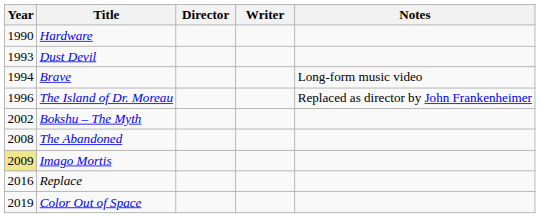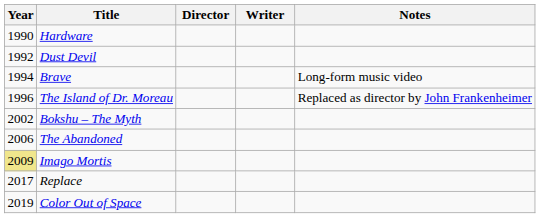(21, 56) 1993 -> (21, 56) 1992
(21, 139) 2008 -> (21, 139) 2006
(21, 181) 2016 -> (21, 181) 2017
